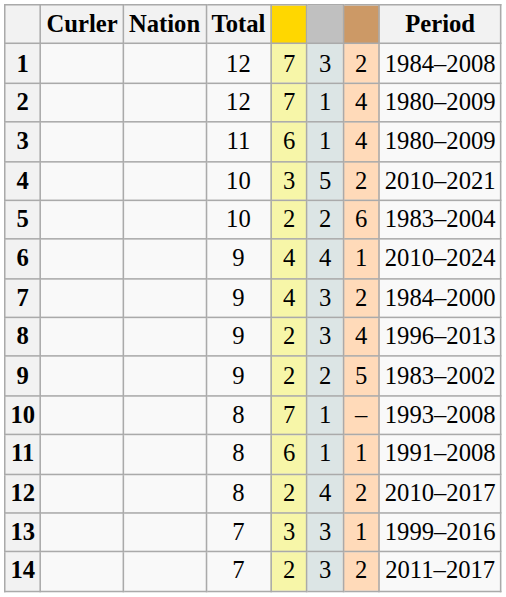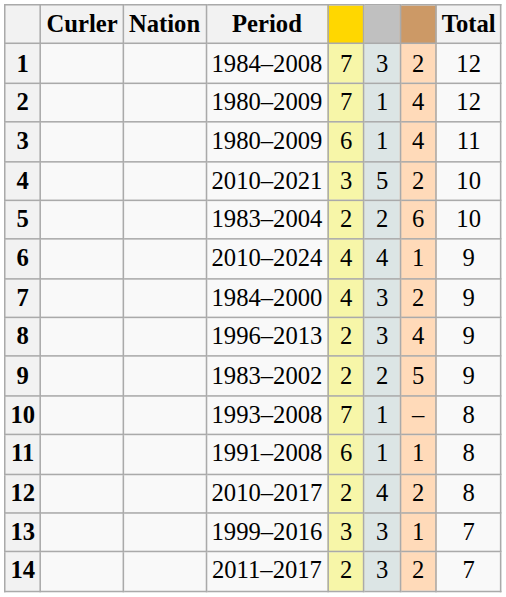columns swapped: (440, 24) <-> (238, 24)
